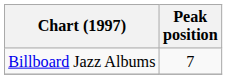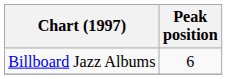(190, 61) 7 -> (190, 61) 6
